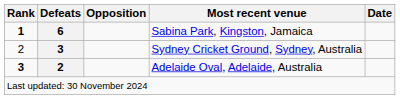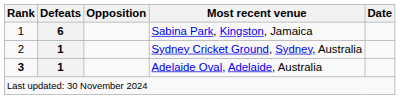(21, 31) bold -> (21, 31) normal
(61, 49) 3 -> (61, 49) 1
(61, 67) 2 -> (61, 67) 1
